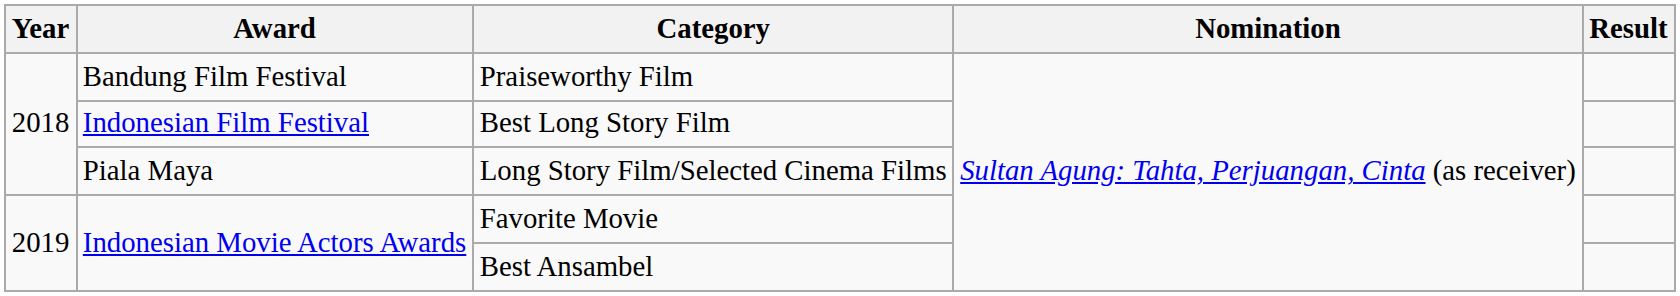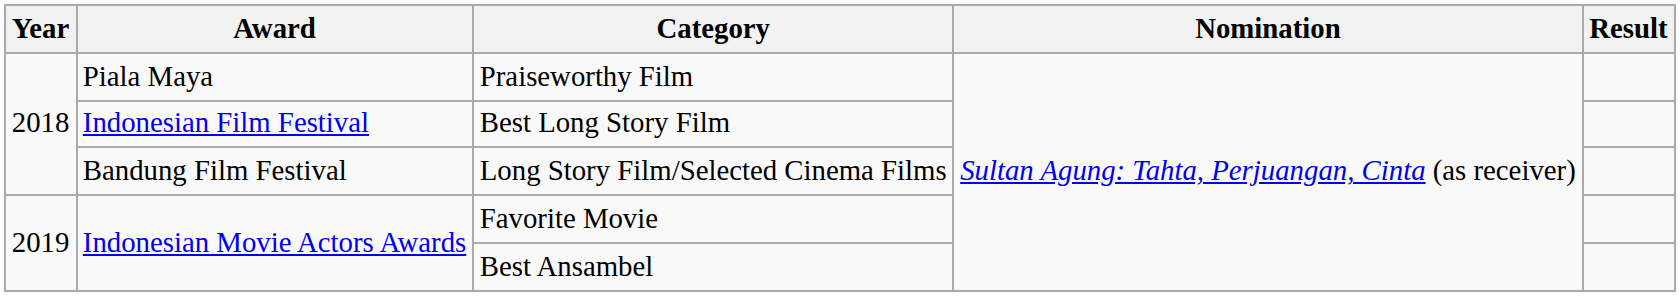(215, 76) Bandung Film Festival -> (148, 76) Piala Maya
(148, 171) Piala Maya -> (215, 171) Bandung Film Festival
